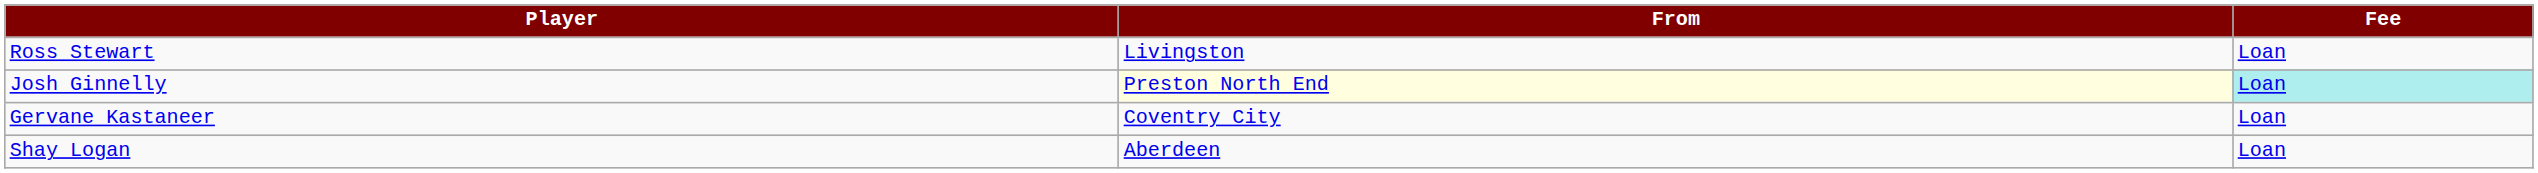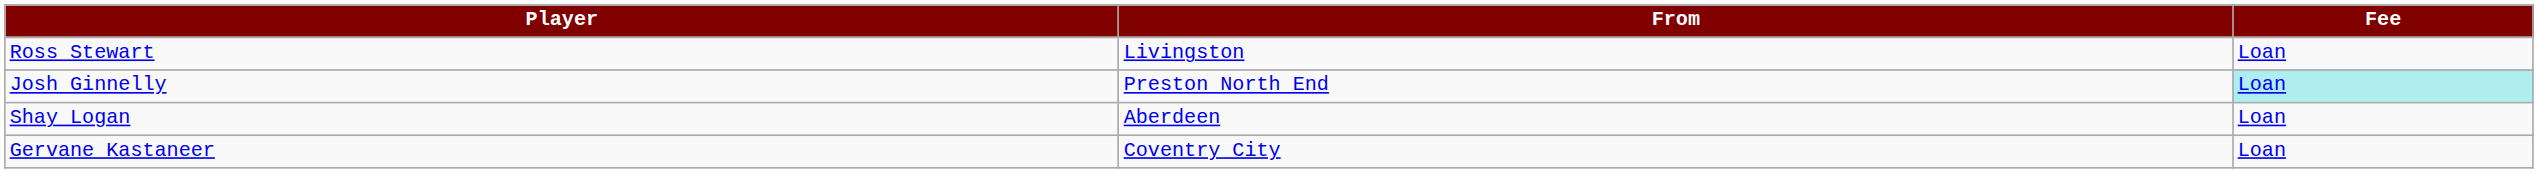(1226, 86) lightyellow background -> (1226, 86) no background
rows swapped: (112, 119) <-> (70, 151)
